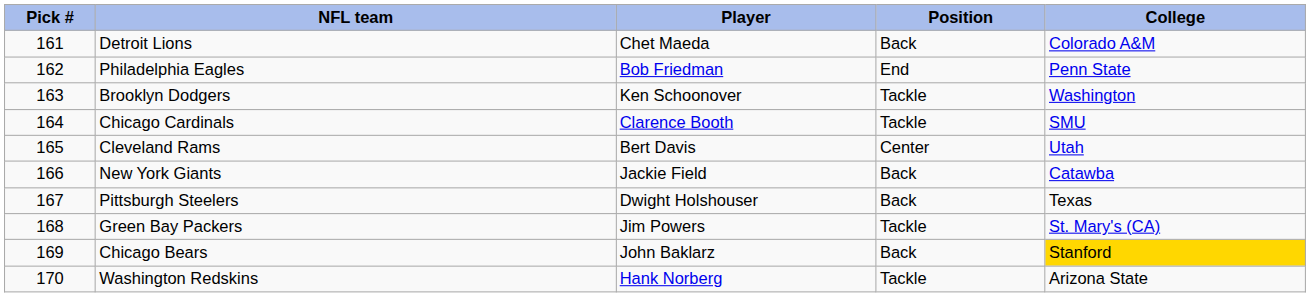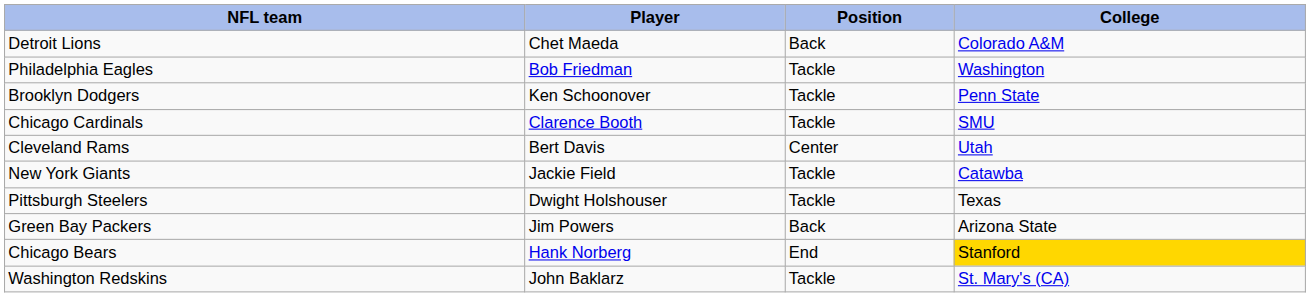- column: (50, 17)
(895, 69) End -> (812, 69) Tackle
(1090, 69) Penn State -> (1001, 69) Washington
(1092, 95) Washington -> (999, 95) Penn State
(898, 174) Back -> (812, 174) Tackle
(898, 200) Back -> (812, 200) Tackle
(903, 226) Tackle -> (807, 226) Back
(1105, 226) St. Mary's (CA) -> (1007, 226) Arizona State
(667, 252) John Baklarz -> (580, 252) Hank Norberg
(898, 252) Back -> (803, 252) End
(671, 278) Hank Norberg -> (576, 278) John Baklarz
(1098, 278) Arizona State -> (1014, 278) St. Mary's (CA)
